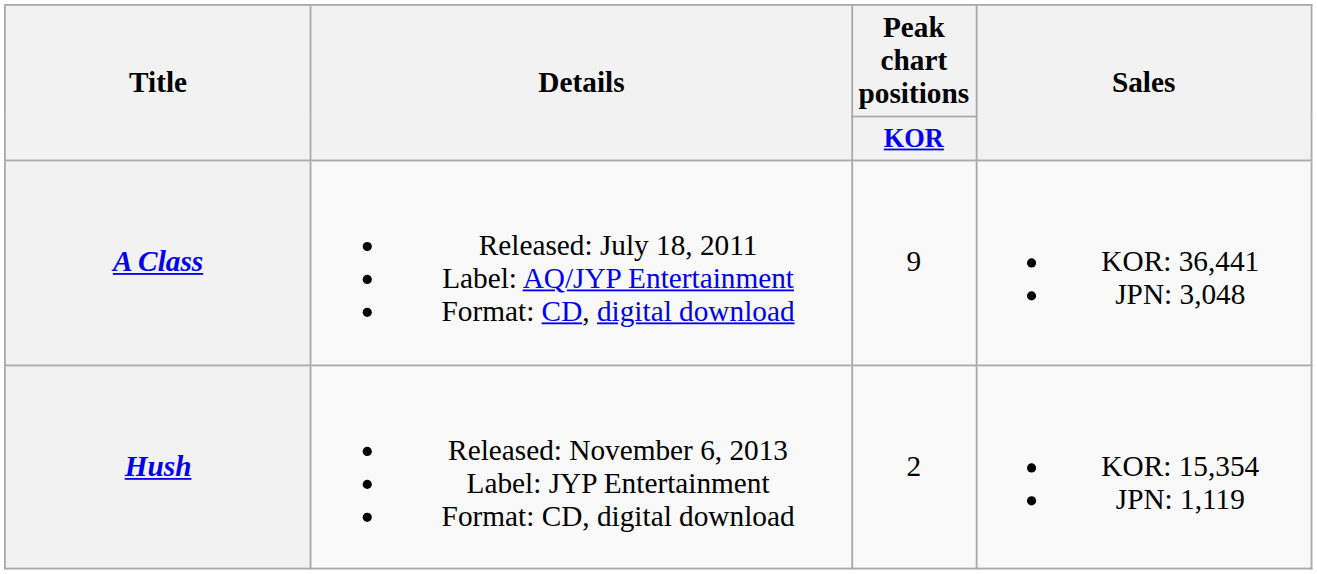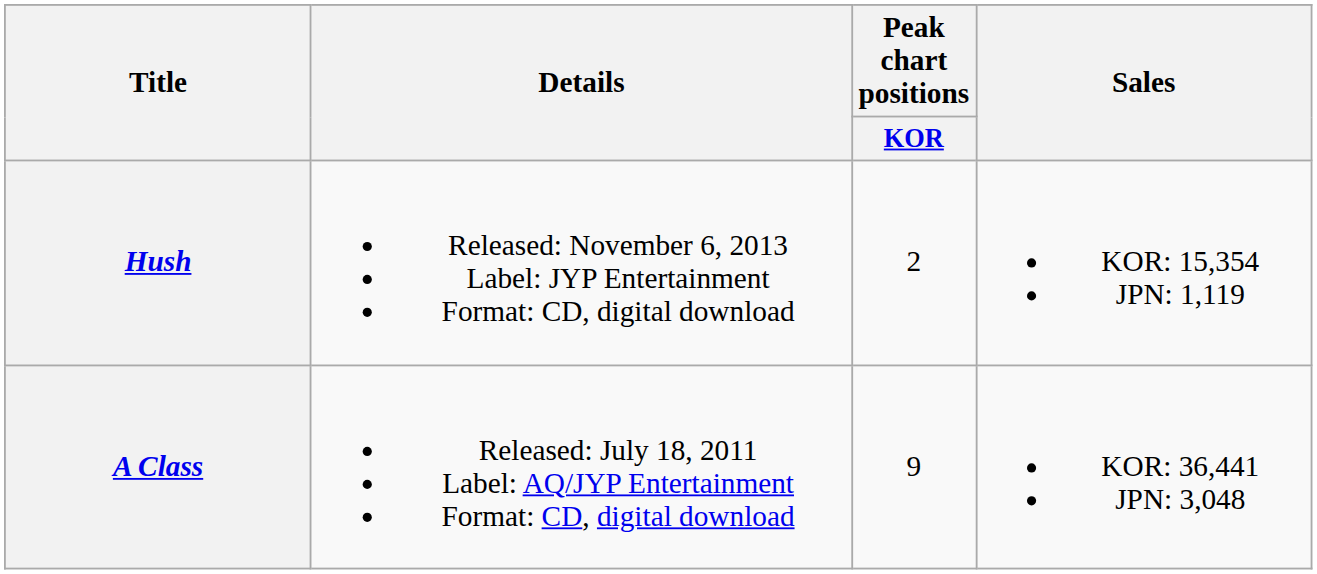rows swapped: (158, 262) <-> (158, 466)
